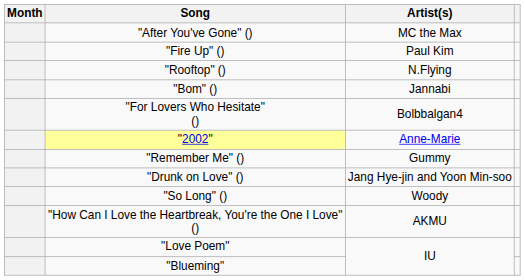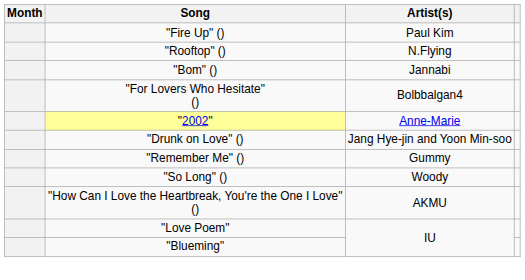- row: (195, 32)
rows swapped: (195, 177) <-> (195, 158)
